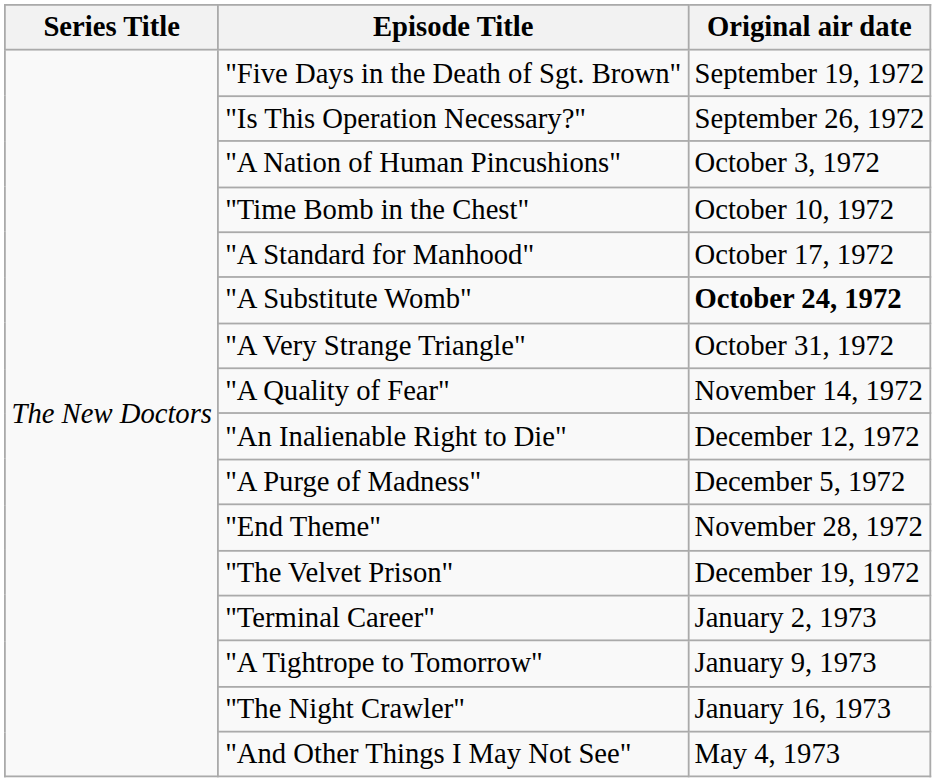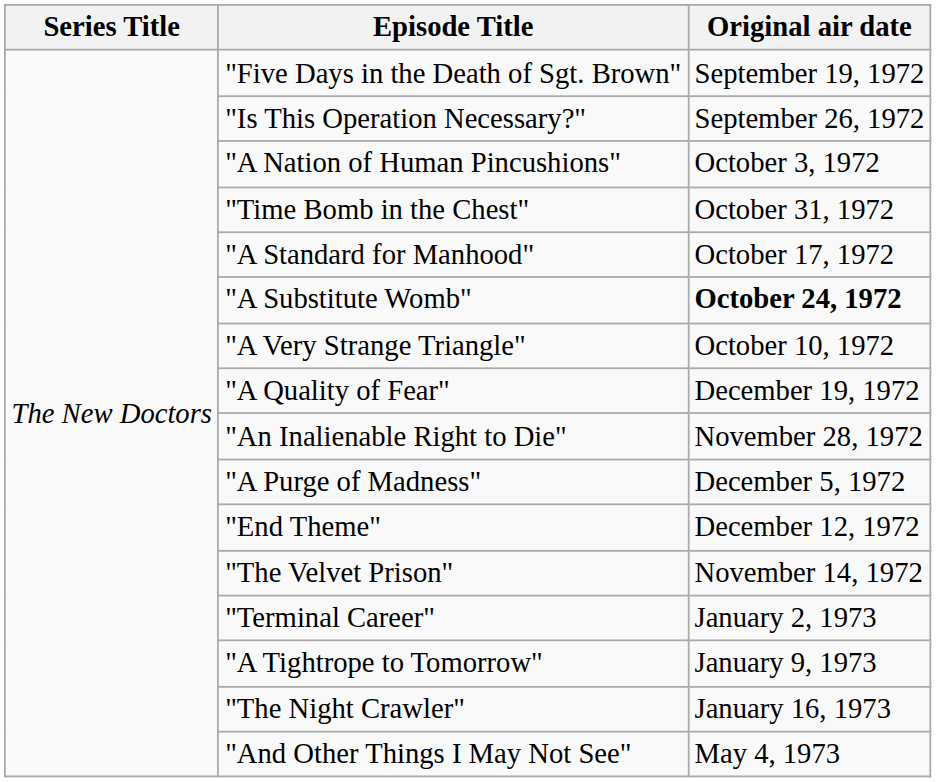(794, 208) October 10, 1972 -> (794, 208) October 31, 1972
(794, 345) October 31, 1972 -> (794, 345) October 10, 1972
(809, 390) November 14, 1972 -> (807, 390) December 19, 1972
(807, 436) December 12, 1972 -> (809, 436) November 28, 1972
(809, 526) November 28, 1972 -> (807, 526) December 12, 1972
(807, 572) December 19, 1972 -> (809, 572) November 14, 1972
